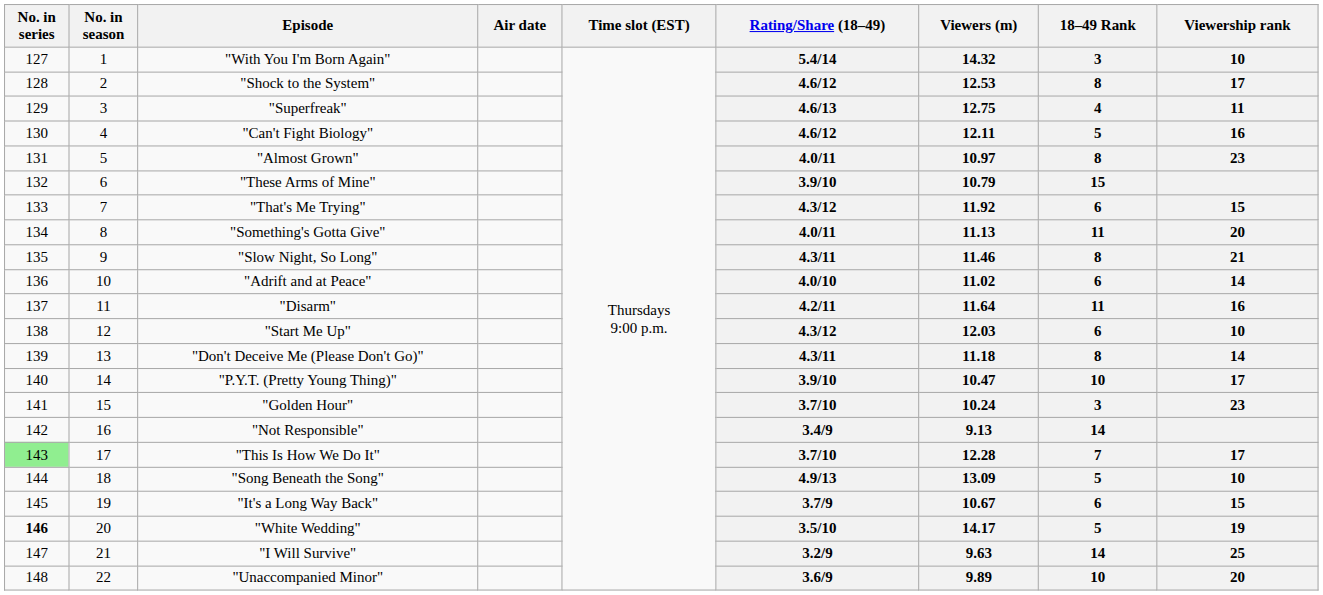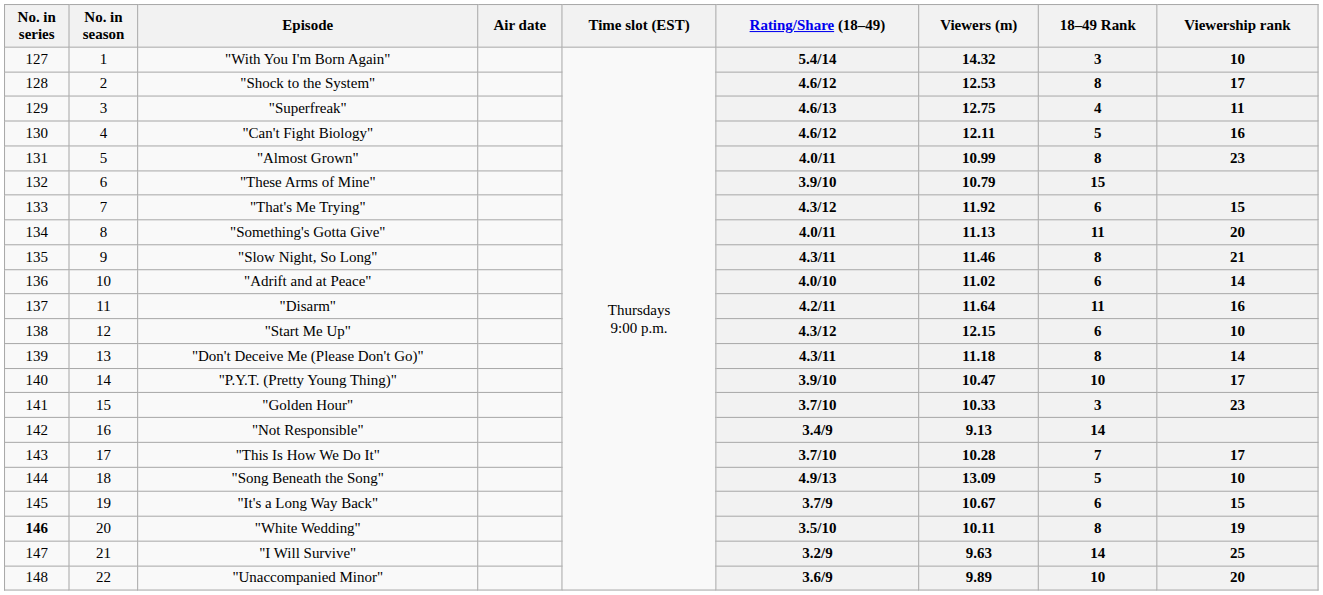(979, 158) 10.97 -> (979, 158) 10.99
(979, 331) 12.03 -> (979, 331) 12.15
(979, 405) 10.24 -> (979, 405) 10.33
(37, 454) lightgreen background -> (37, 454) no background
(979, 454) 12.28 -> (979, 454) 10.28
(979, 528) 14.17 -> (979, 528) 10.11
(1098, 528) 5 -> (1098, 528) 8
